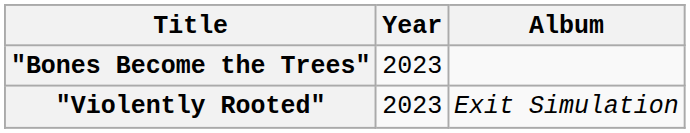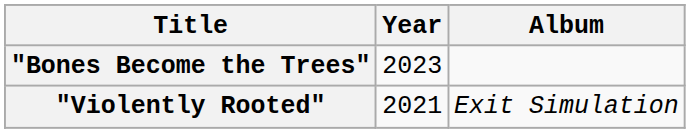(412, 107) 2023 -> (412, 107) 2021
